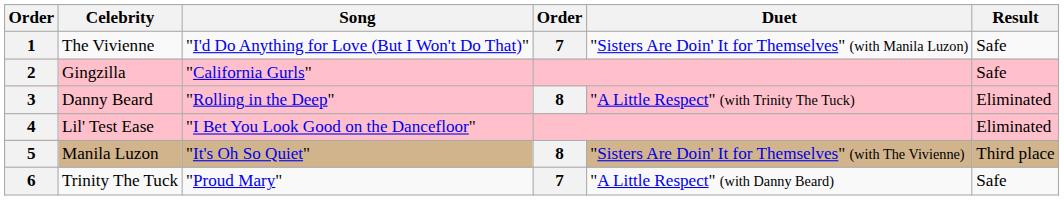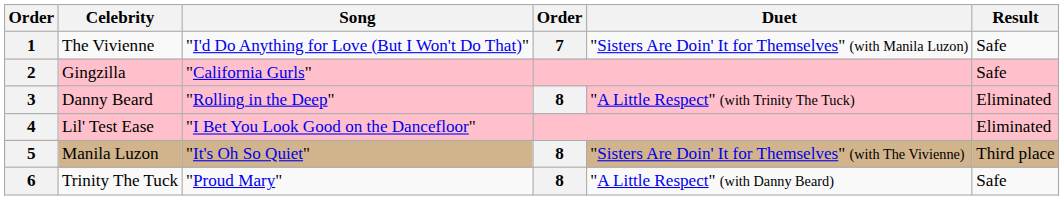(560, 180) 7 -> (560, 180) 8
